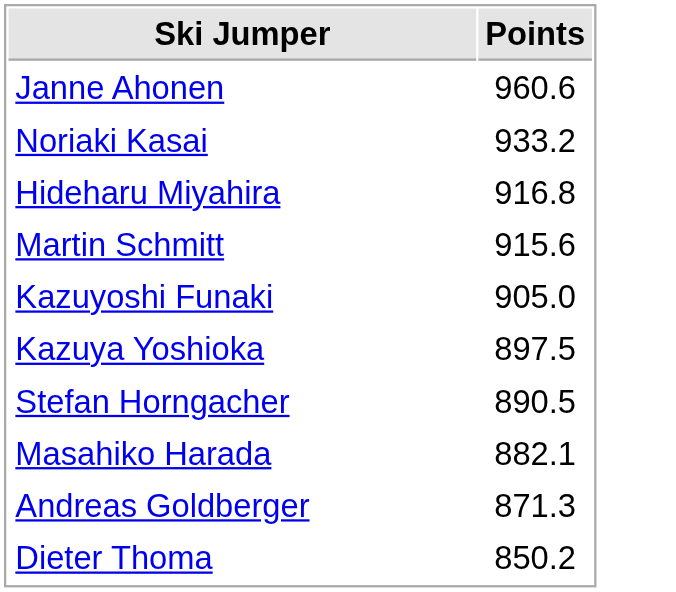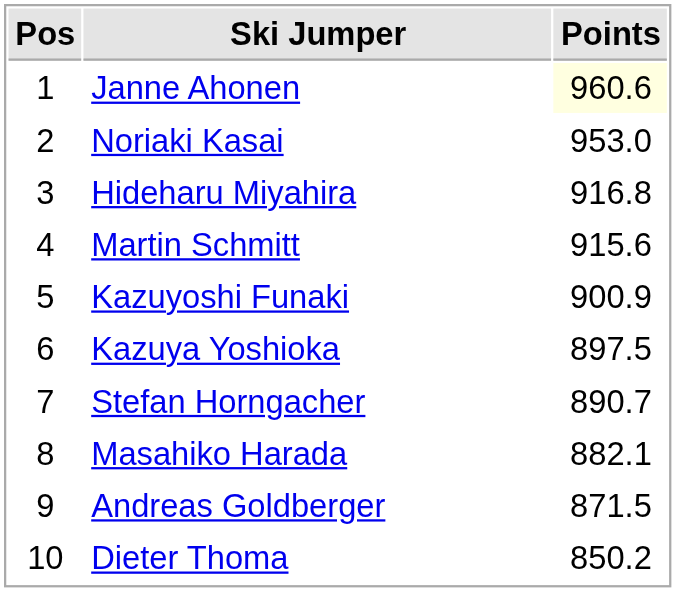+ column: (45, 34)
(535, 88) no background -> (611, 88) lightyellow background
(535, 140) 933.2 -> (611, 140) 953.0
(535, 297) 905.0 -> (611, 297) 900.9
(535, 401) 890.5 -> (611, 401) 890.7
(535, 506) 871.3 -> (611, 506) 871.5
